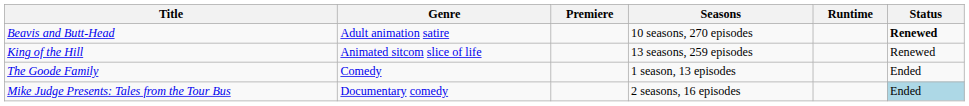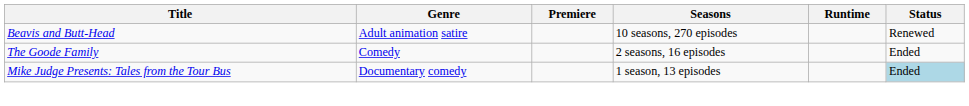(914, 33) bold -> (912, 33) normal
- row: (45, 52)
(683, 71) 1 season, 13 episodes -> (670, 52) 2 seasons, 16 episodes
(686, 91) 2 seasons, 16 episodes -> (668, 71) 1 season, 13 episodes
